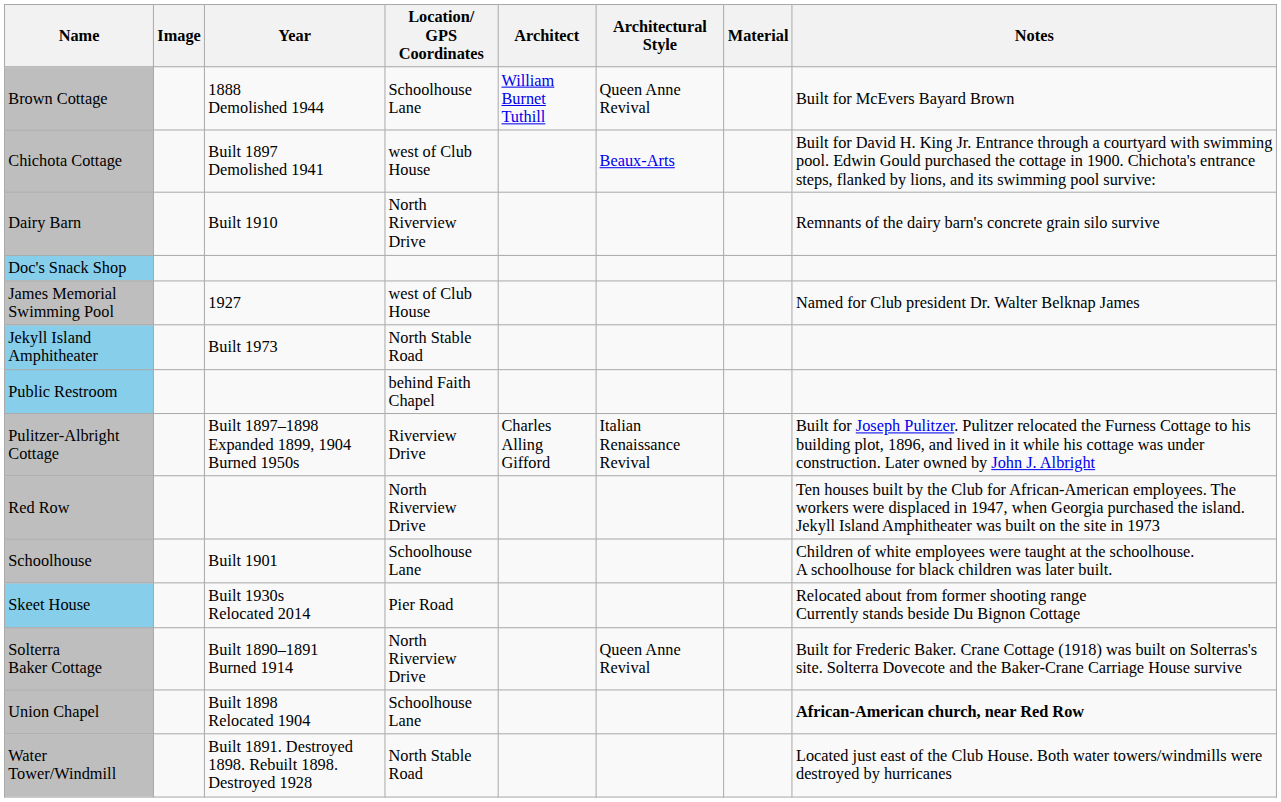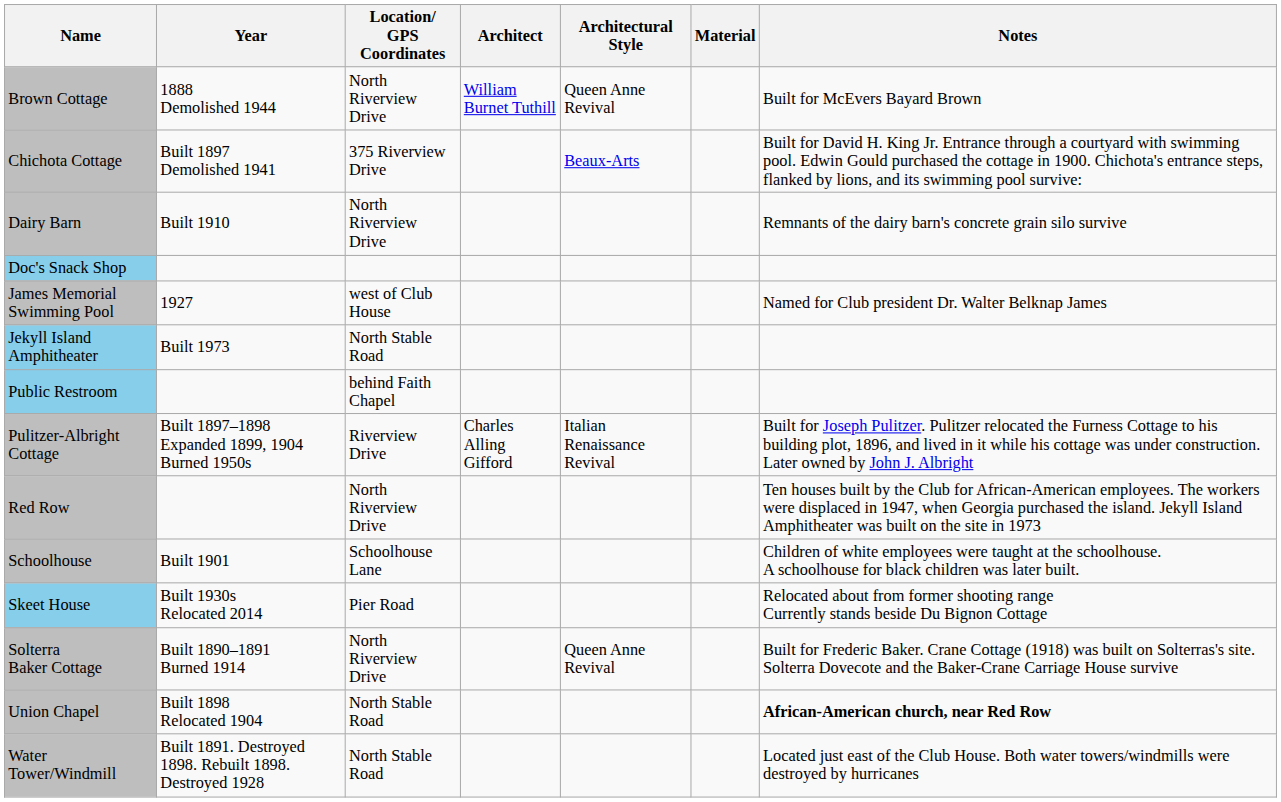- column: (179, 35)
(430, 98) Schoolhouse Lane -> (383, 98) North Riverview Drive
(430, 161) west of Club House -> (397, 161) 375 Riverview Drive
(430, 711) Schoolhouse Lane -> (391, 711) North Stable Road
